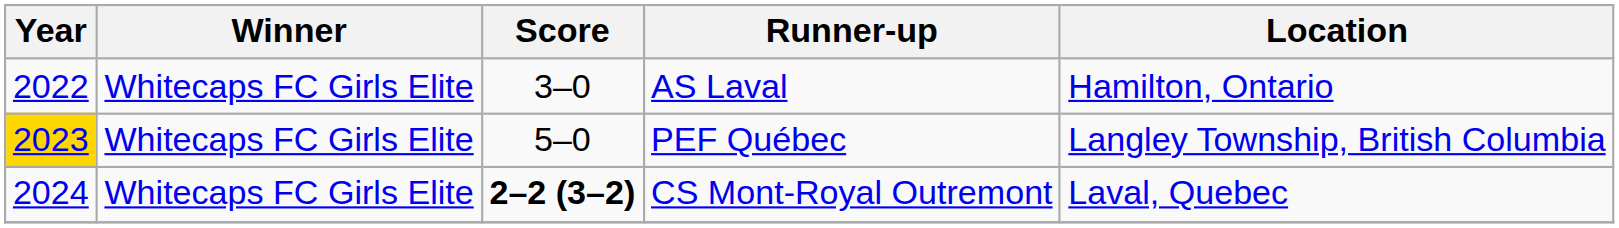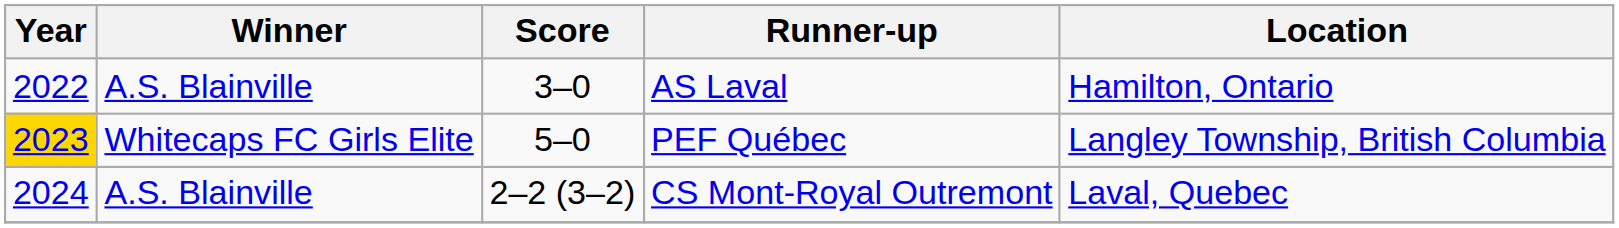(289, 85) Whitecaps FC Girls Elite -> (209, 85) A.S. Blainville
(289, 193) Whitecaps FC Girls Elite -> (209, 193) A.S. Blainville
(562, 193) bold -> (562, 193) normal
